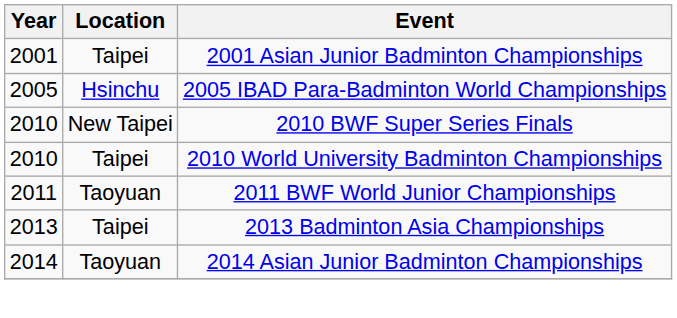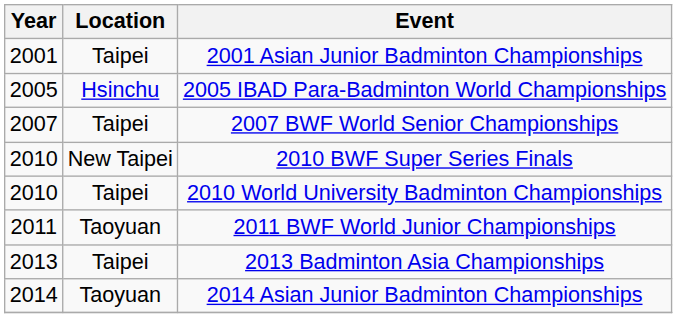+ row: (425, 124)
